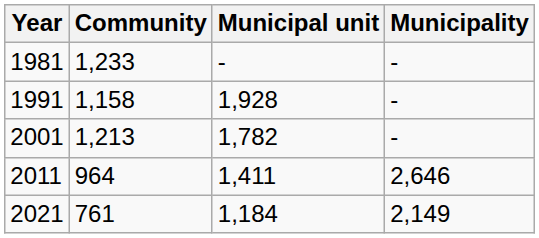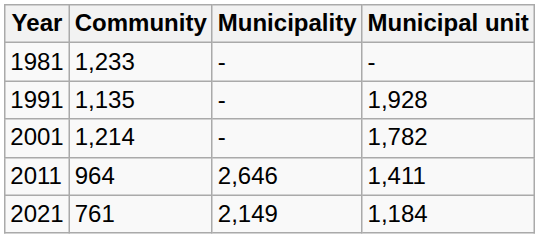columns swapped: (298, 23) <-> (460, 23)
(105, 99) 1,158 -> (105, 99) 1,135
(105, 137) 1,213 -> (105, 137) 1,214
